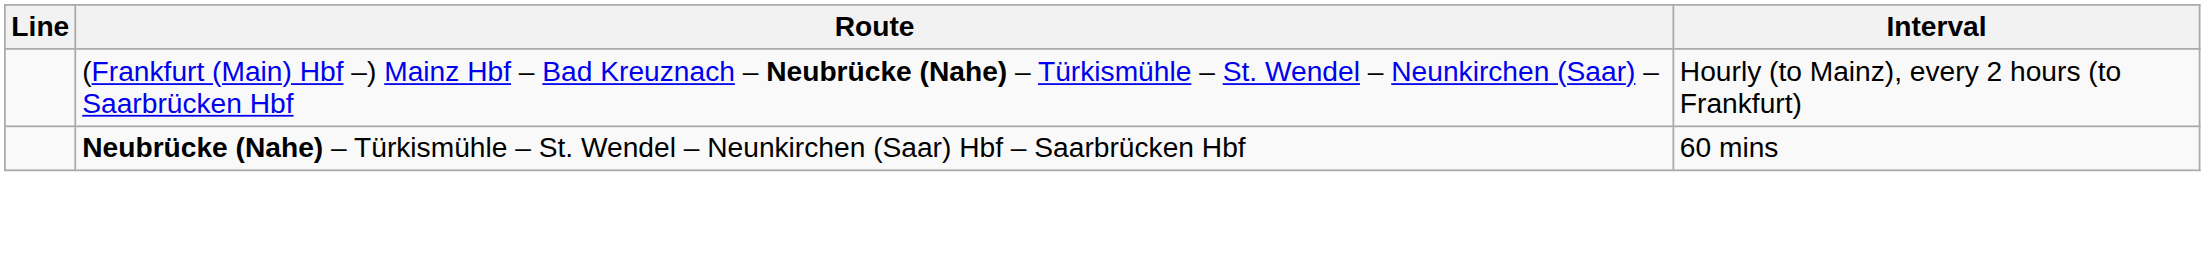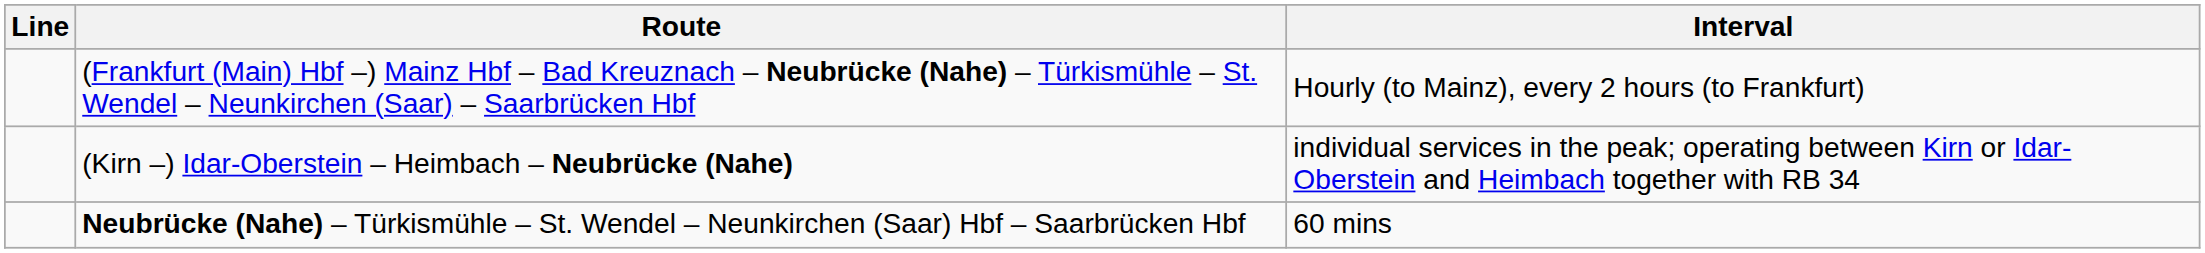+ row: (437, 163)
